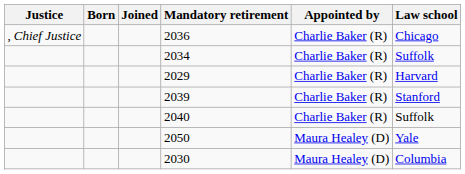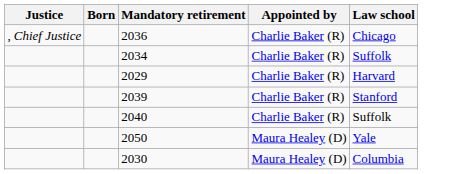- column: (140, 14)
